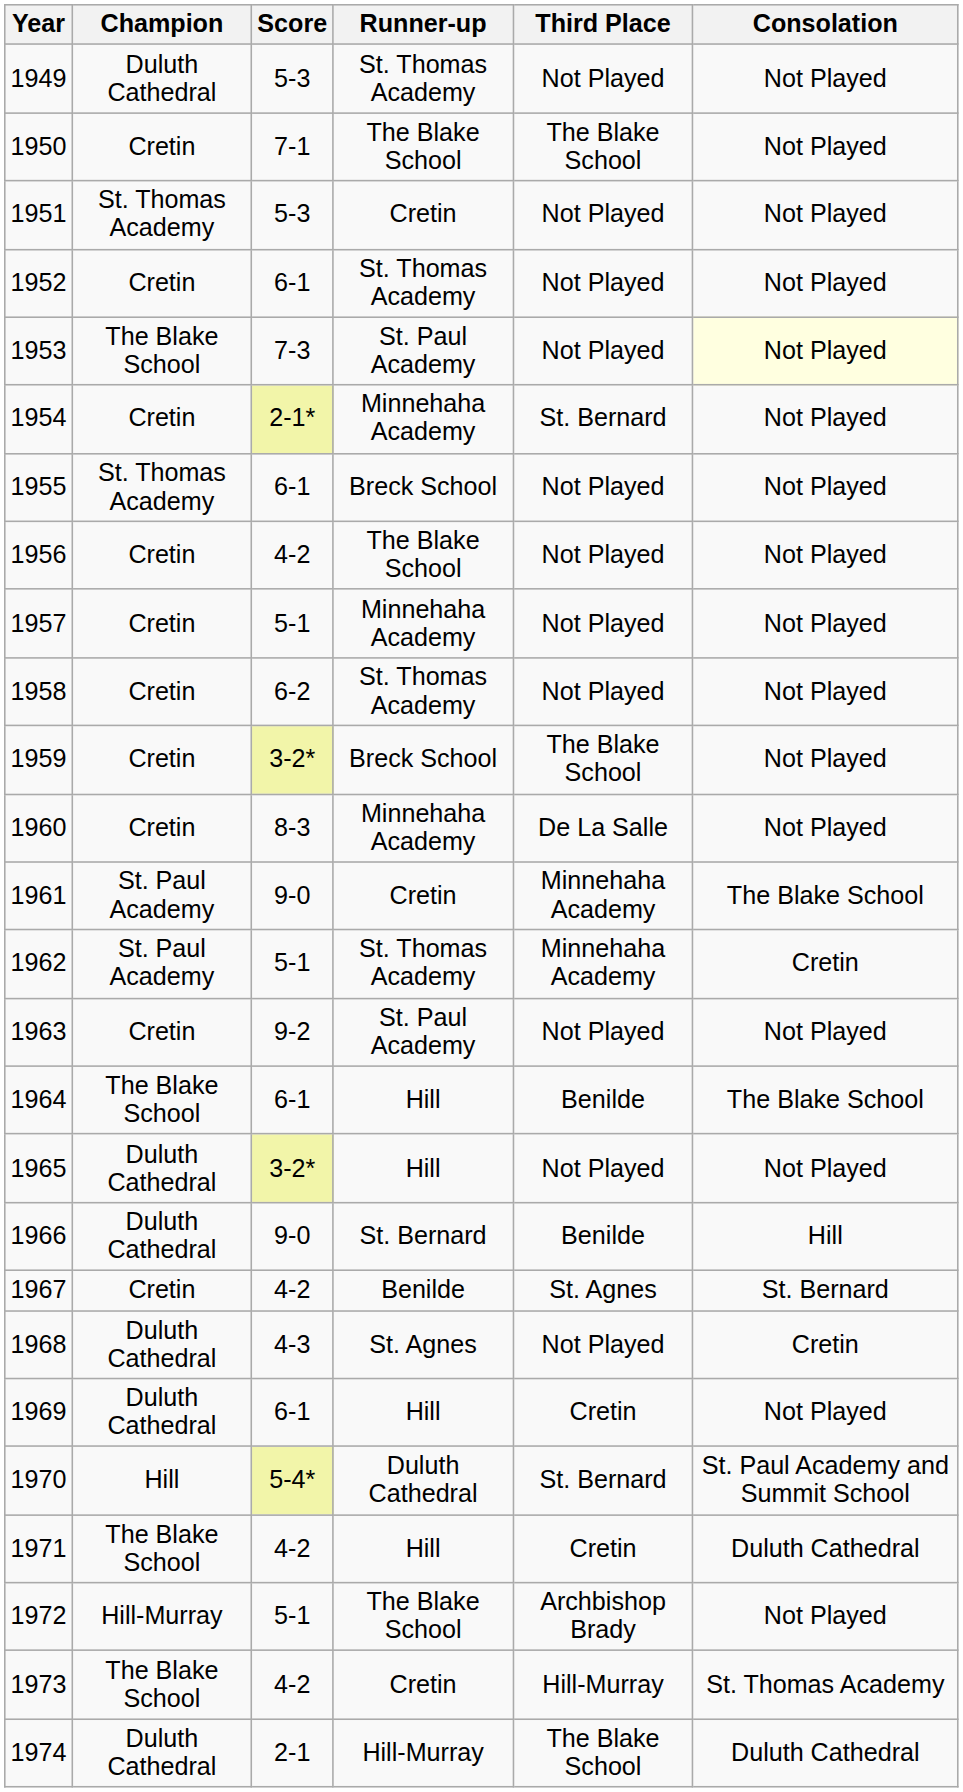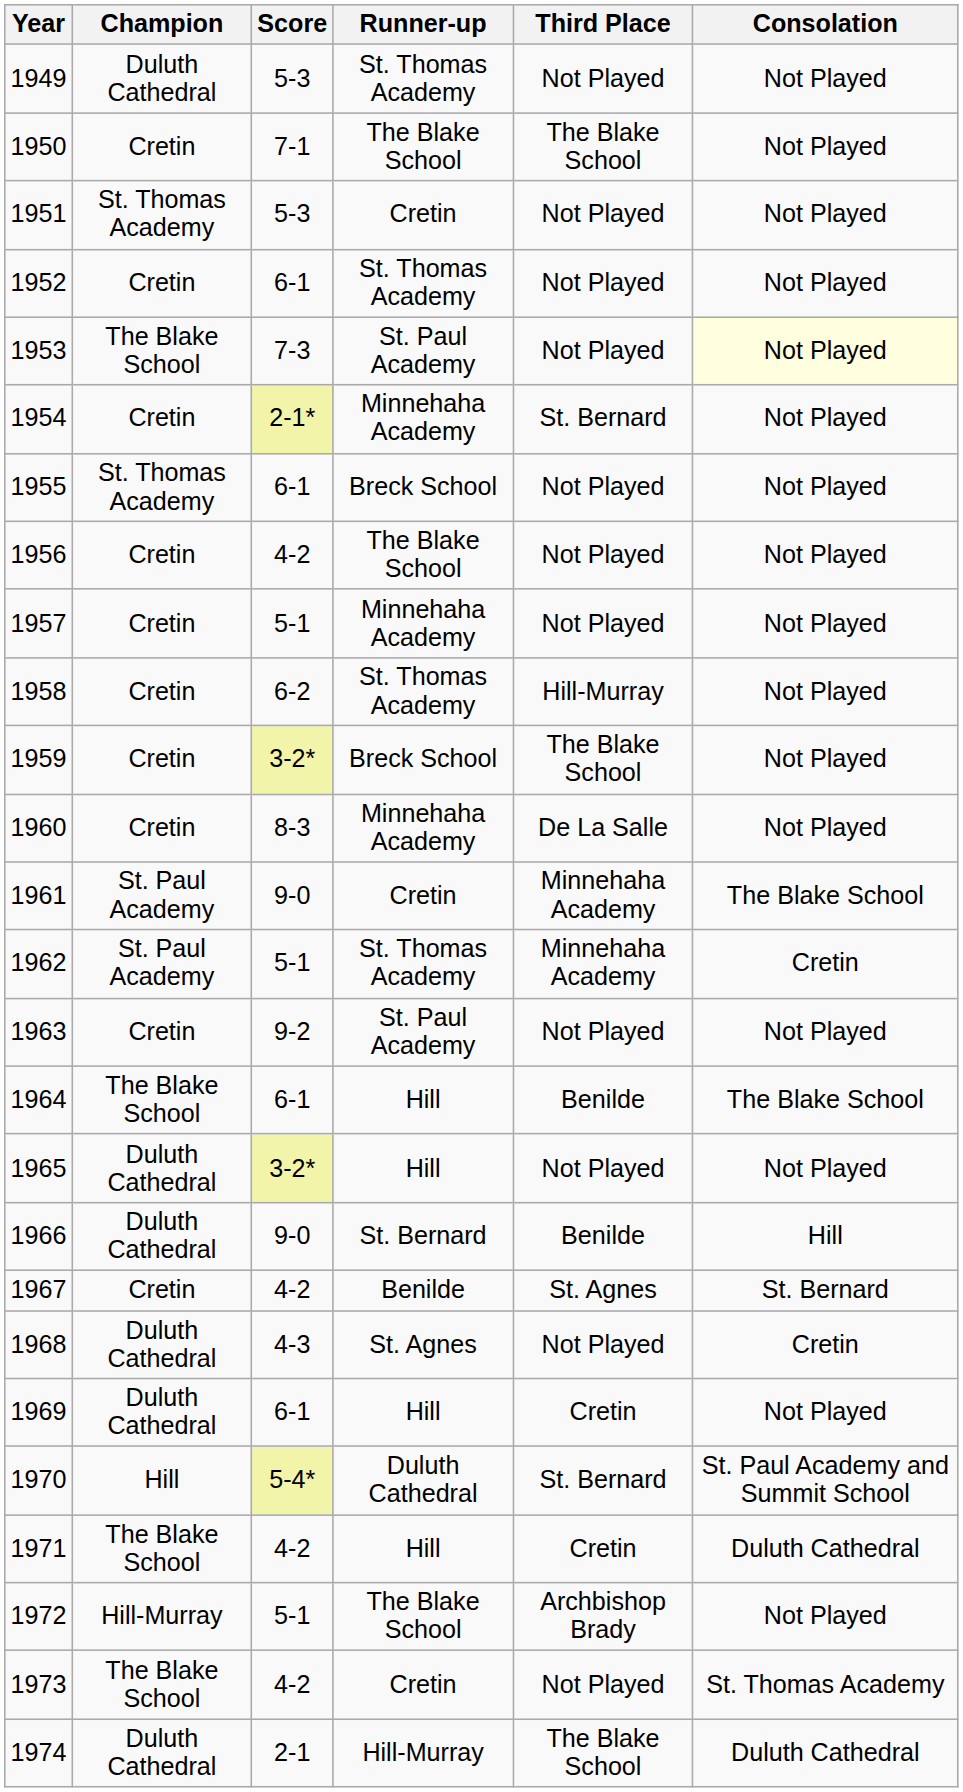(603, 691) Not Played -> (603, 691) Hill-Murray
(603, 1684) Hill-Murray -> (603, 1684) Not Played
